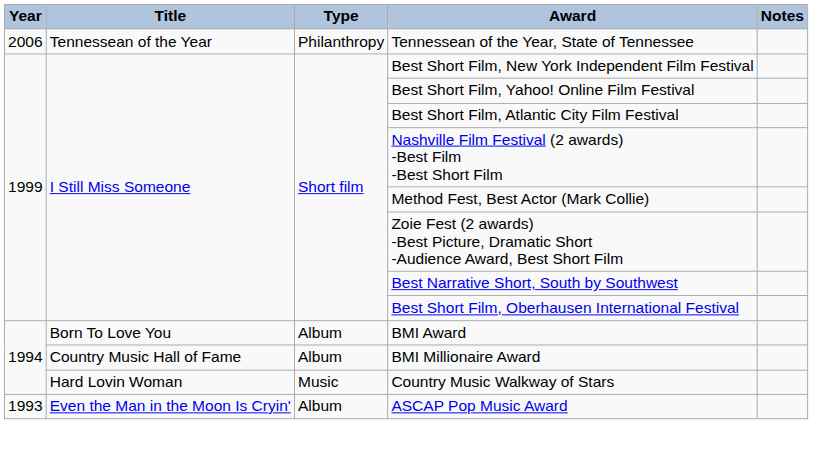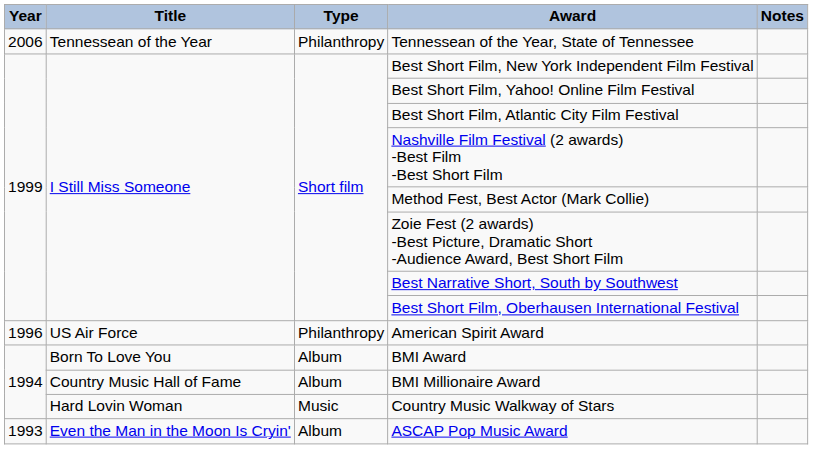+ row: (468, 332)
